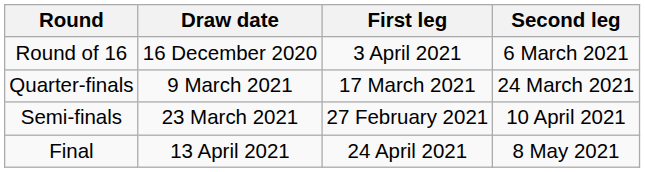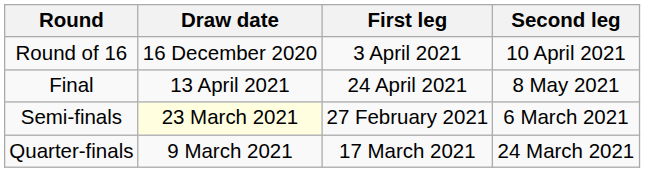(566, 53) 6 March 2021 -> (566, 53) 10 April 2021
rows swapped: (71, 85) <-> (71, 150)
(230, 118) no background -> (230, 118) lightyellow background
(566, 118) 10 April 2021 -> (566, 118) 6 March 2021
